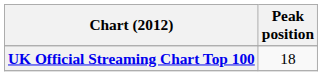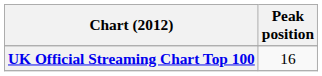(288, 58) 18 -> (288, 58) 16
